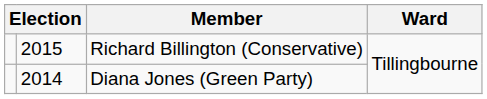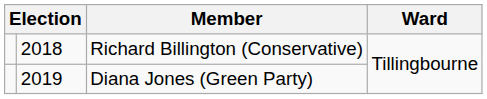(42, 49) 2015 -> (42, 49) 2018
(42, 78) 2014 -> (42, 78) 2019
